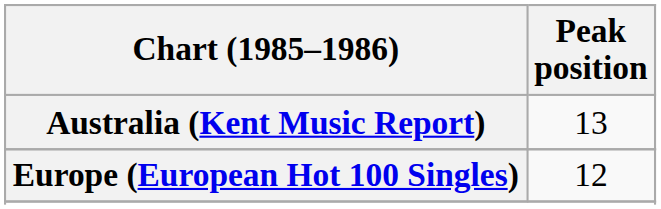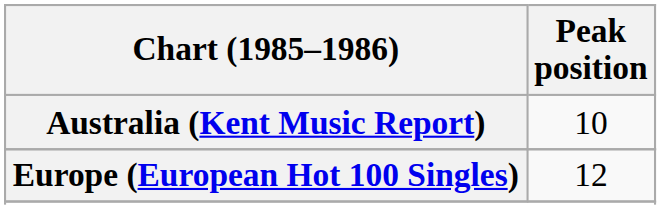(591, 121) 13 -> (591, 121) 10
